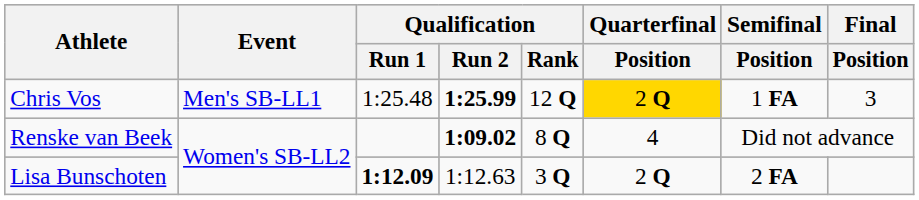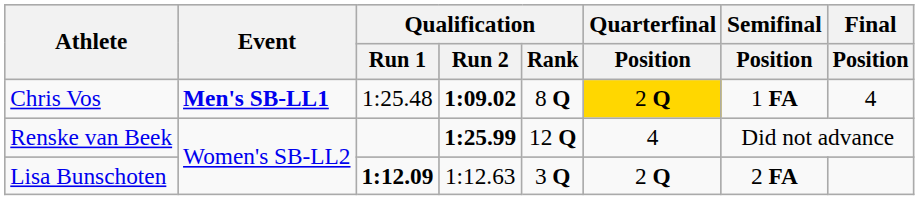(252, 99) normal -> (256, 99) bold
(480, 99) 1:25.99 -> (480, 99) 1:09.02
(553, 99) 12 Q -> (553, 99) 8 Q
(870, 99) 3 -> (870, 99) 4
(480, 137) 1:09.02 -> (480, 137) 1:25.99
(553, 137) 8 Q -> (553, 137) 12 Q
